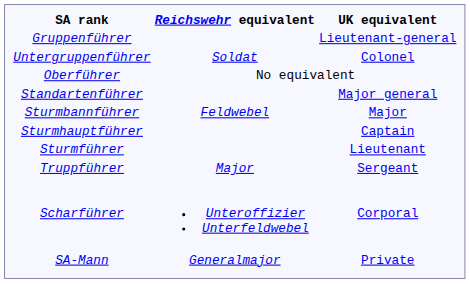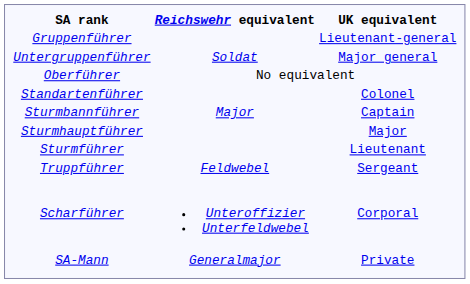(388, 58) Colonel -> (388, 58) Major general
(388, 95) Major general -> (388, 95) Colonel
(235, 113) Feldwebel -> (235, 113) Major
(388, 113) Major -> (388, 113) Captain
(388, 132) Captain -> (388, 132) Major
(235, 169) Major -> (235, 169) Feldwebel
